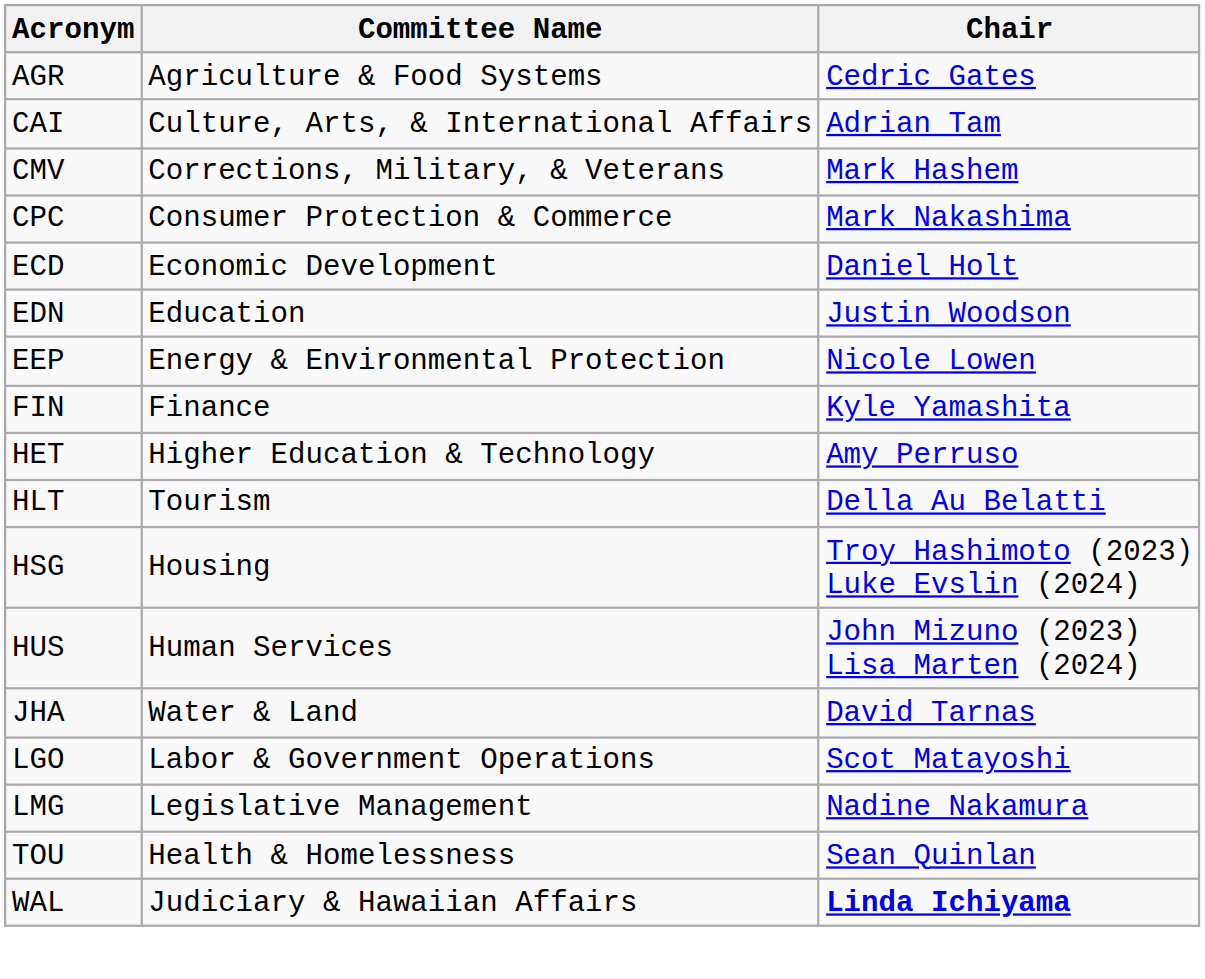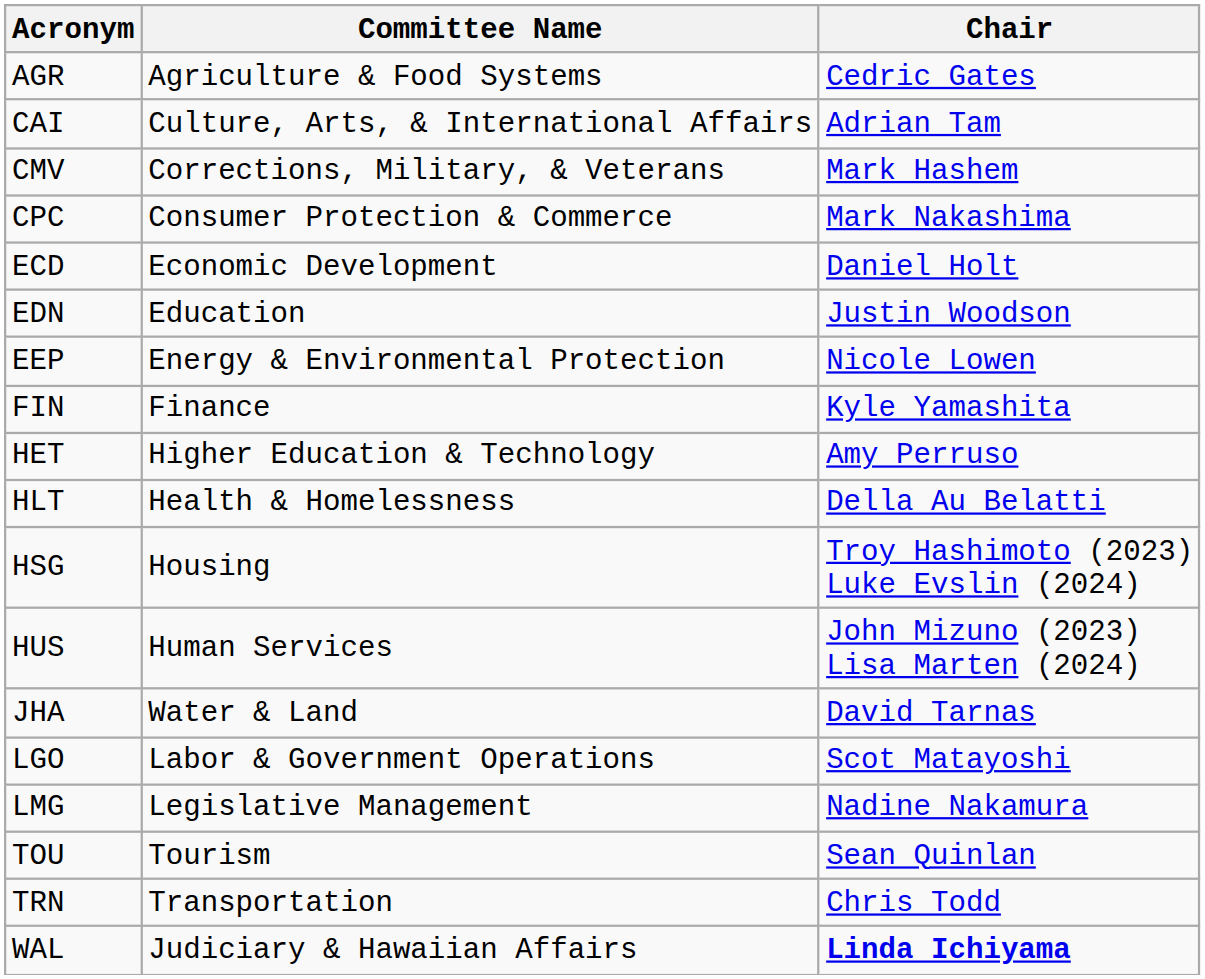(209, 503) Tourism -> (332, 503) Health & Homelessness
(332, 855) Health & Homelessness -> (209, 855) Tourism
+ row: (38, 903)
